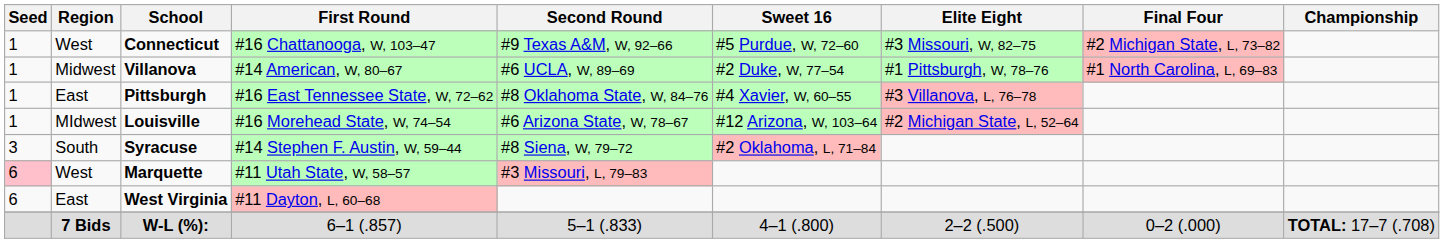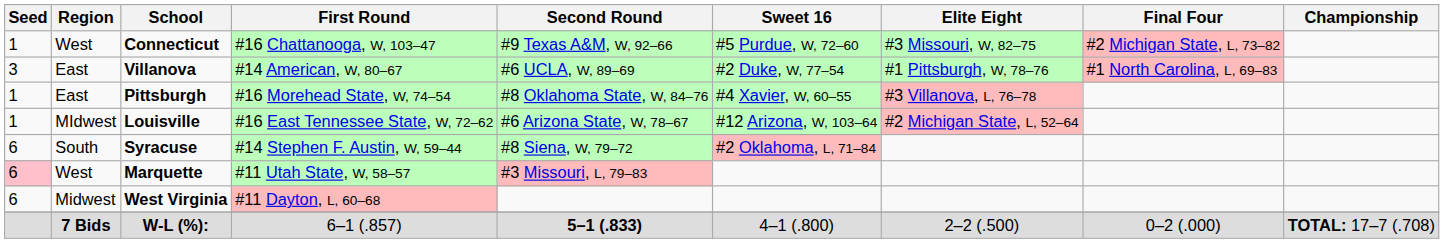(13, 70) 1 -> (13, 70) 3
(85, 70) Midwest -> (72, 70) East
(364, 96) #16 East Tennessee State, W, 72–62 -> (343, 96) #16 Morehead State, W, 74–54
(343, 122) #16 Morehead State, W, 74–54 -> (364, 122) #16 East Tennessee State, W, 72–62
(13, 148) 3 -> (13, 148) 6
(72, 199) East -> (85, 199) Midwest
(605, 225) normal -> (605, 225) bold
